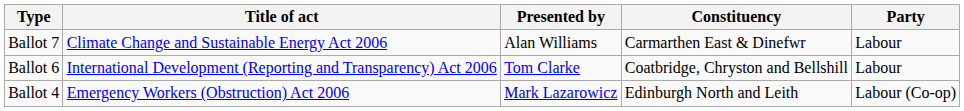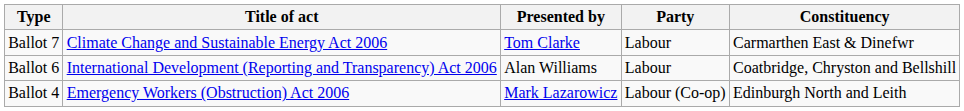columns swapped: (906, 17) <-> (736, 17)
(551, 42) Alan Williams -> (542, 42) Tom Clarke
(542, 67) Tom Clarke -> (551, 67) Alan Williams
